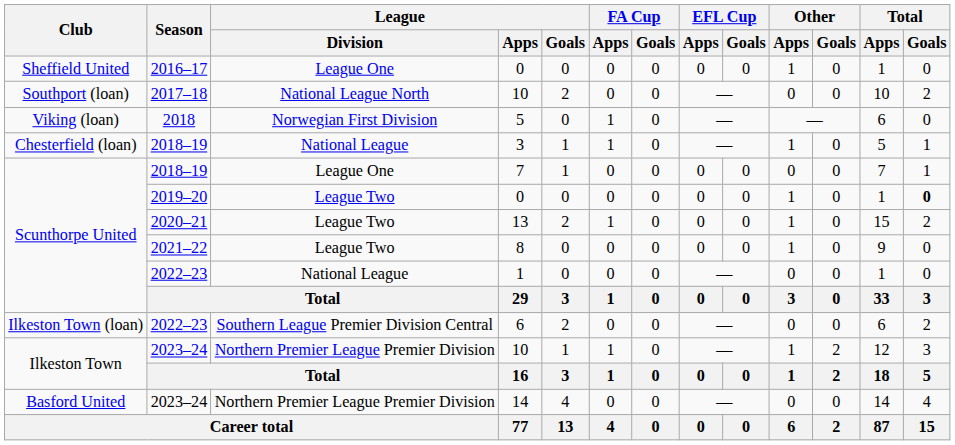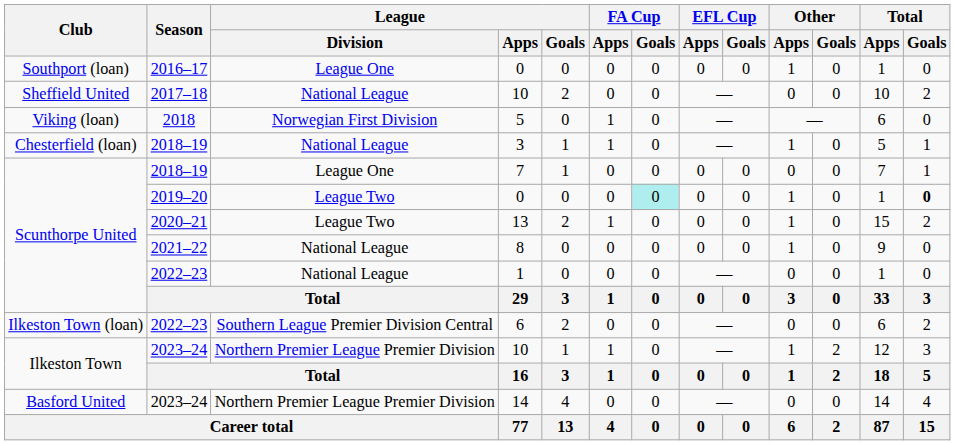(76, 68) Sheffield United -> (76, 68) Southport (loan)
(76, 94) Southport (loan) -> (76, 94) Sheffield United
(355, 94) National League North -> (355, 94) National League
(656, 196) no background -> (656, 196) paleturquoise background
(355, 247) League Two -> (355, 247) National League
